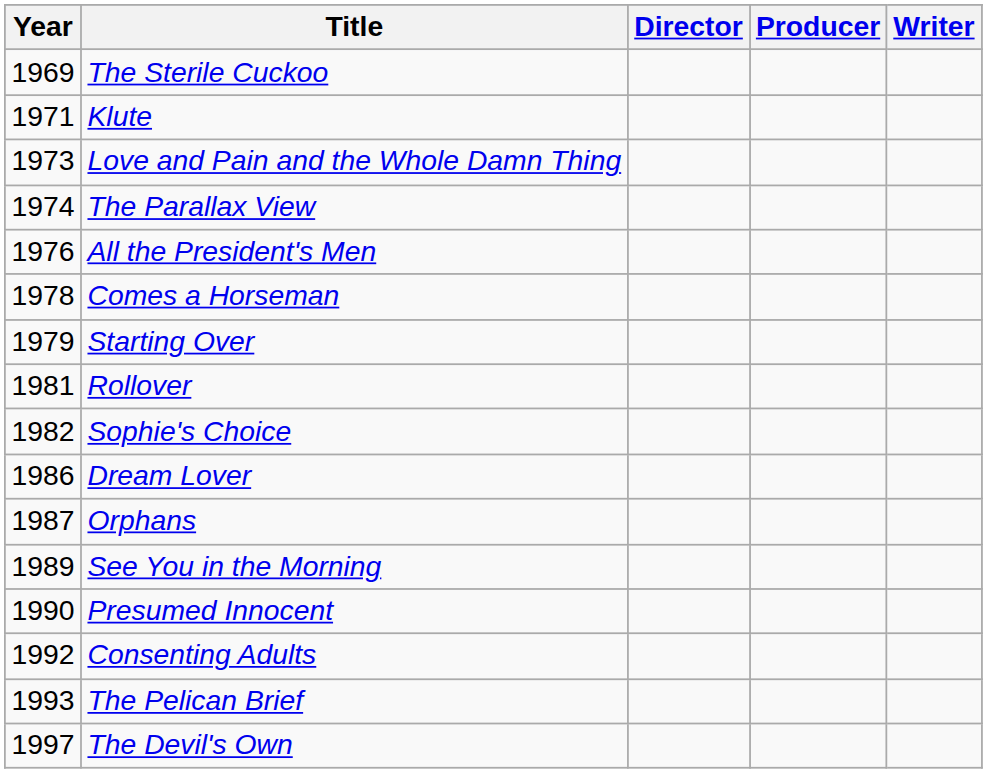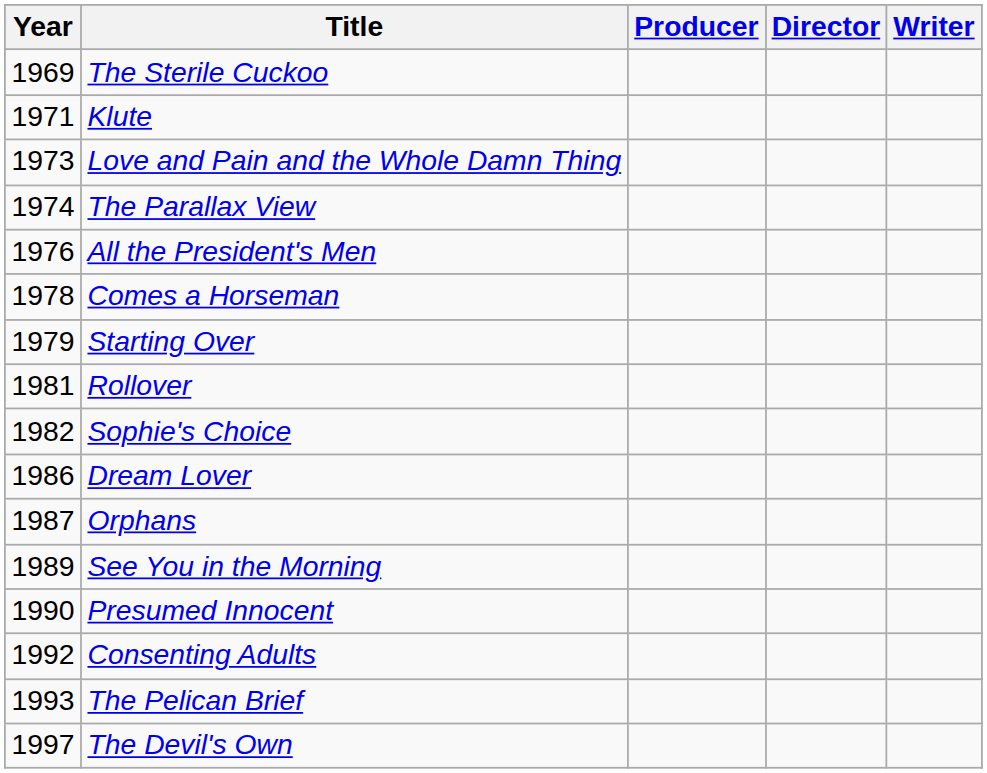columns swapped: (689, 26) <-> (818, 26)
